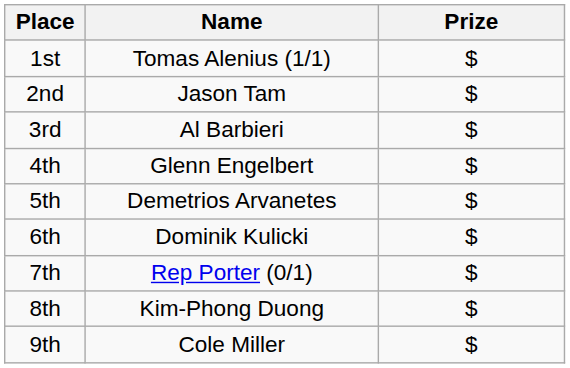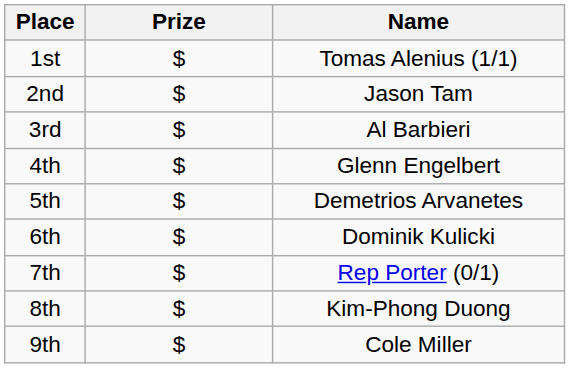columns swapped: (232, 22) <-> (471, 22)
